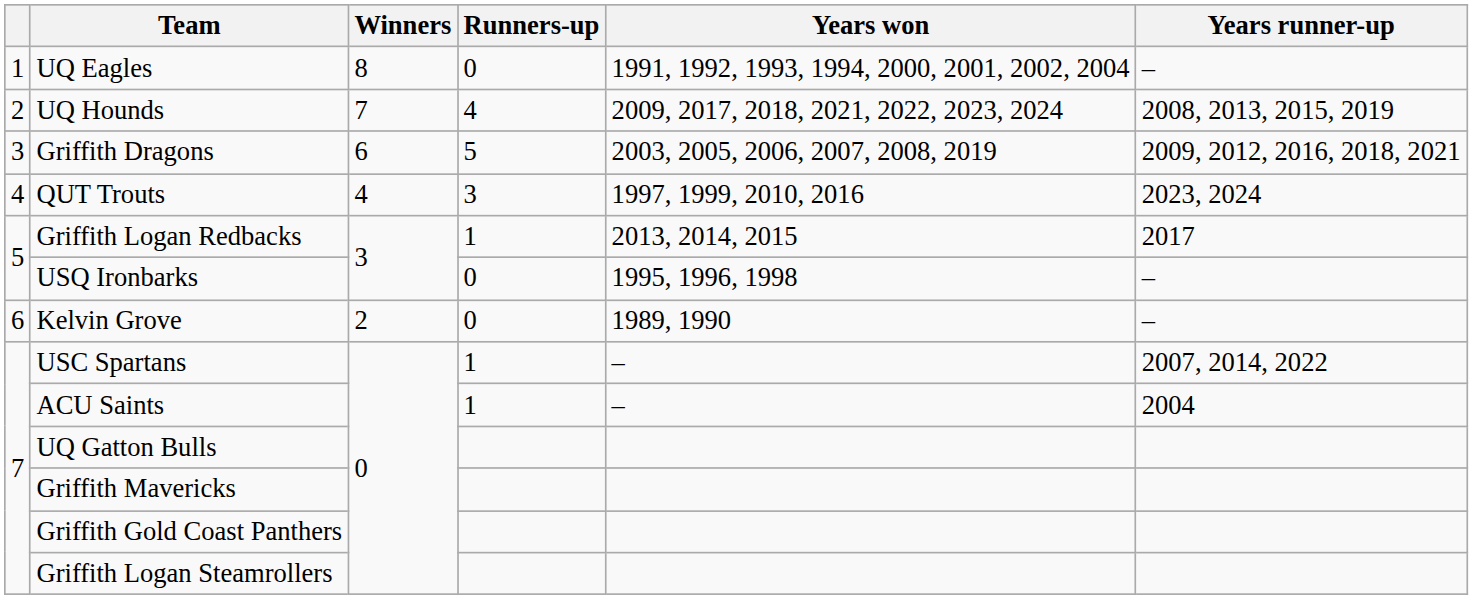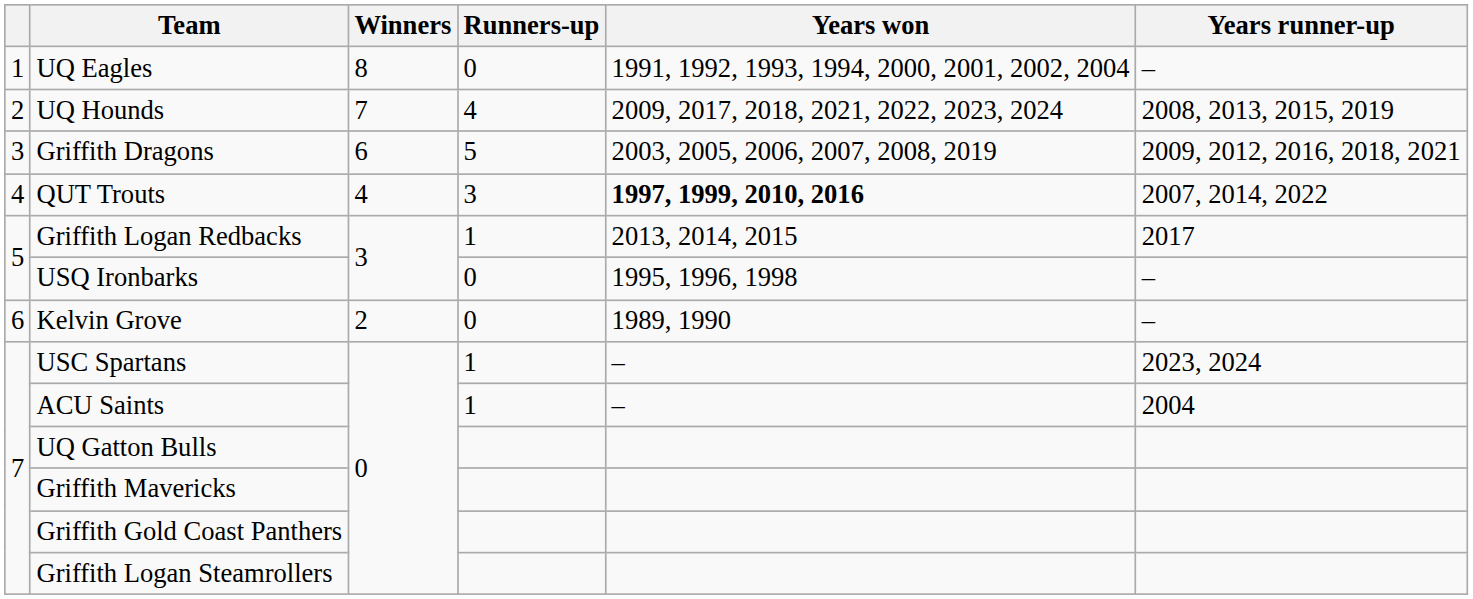(738, 194) normal -> (738, 194) bold
(1202, 194) 2023, 2024 -> (1235, 194) 2007, 2014, 2022
(1235, 362) 2007, 2014, 2022 -> (1202, 362) 2023, 2024
